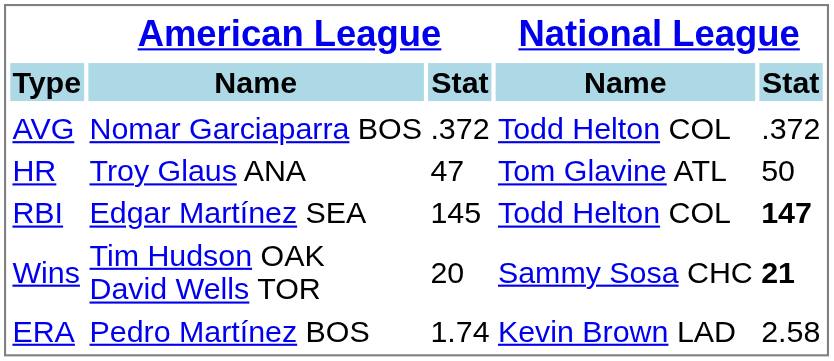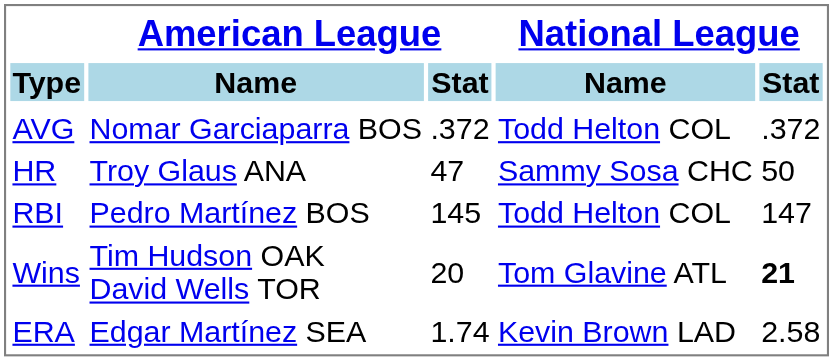(612, 171) Tom Glavine ATL -> (625, 171) Sammy Sosa CHC
(228, 213) Edgar Martínez SEA -> (230, 213) Pedro Martínez BOS
(787, 213) bold -> (787, 213) normal
(625, 272) Sammy Sosa CHC -> (612, 272) Tom Glavine ATL
(230, 331) Pedro Martínez BOS -> (228, 331) Edgar Martínez SEA
